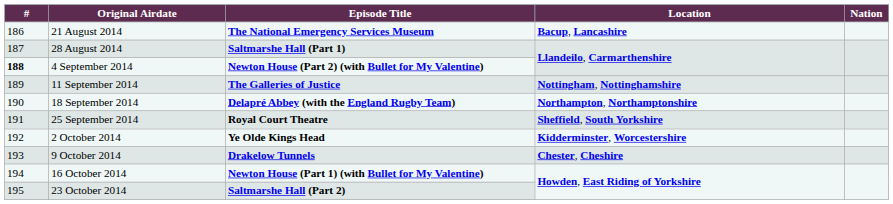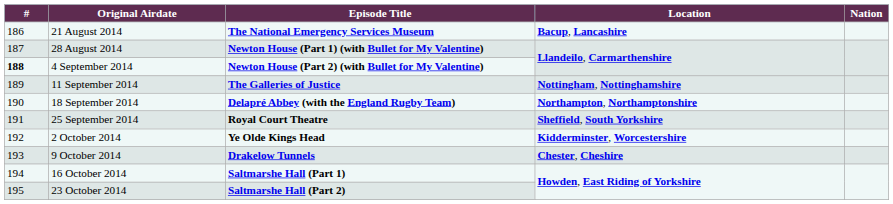(287, 48) Saltmarshe Hall (Part 1) -> (356, 48) Newton House (Part 1) (with Bullet for My Valentine)
(356, 173) Newton House (Part 1) (with Bullet for My Valentine) -> (287, 173) Saltmarshe Hall (Part 1)
